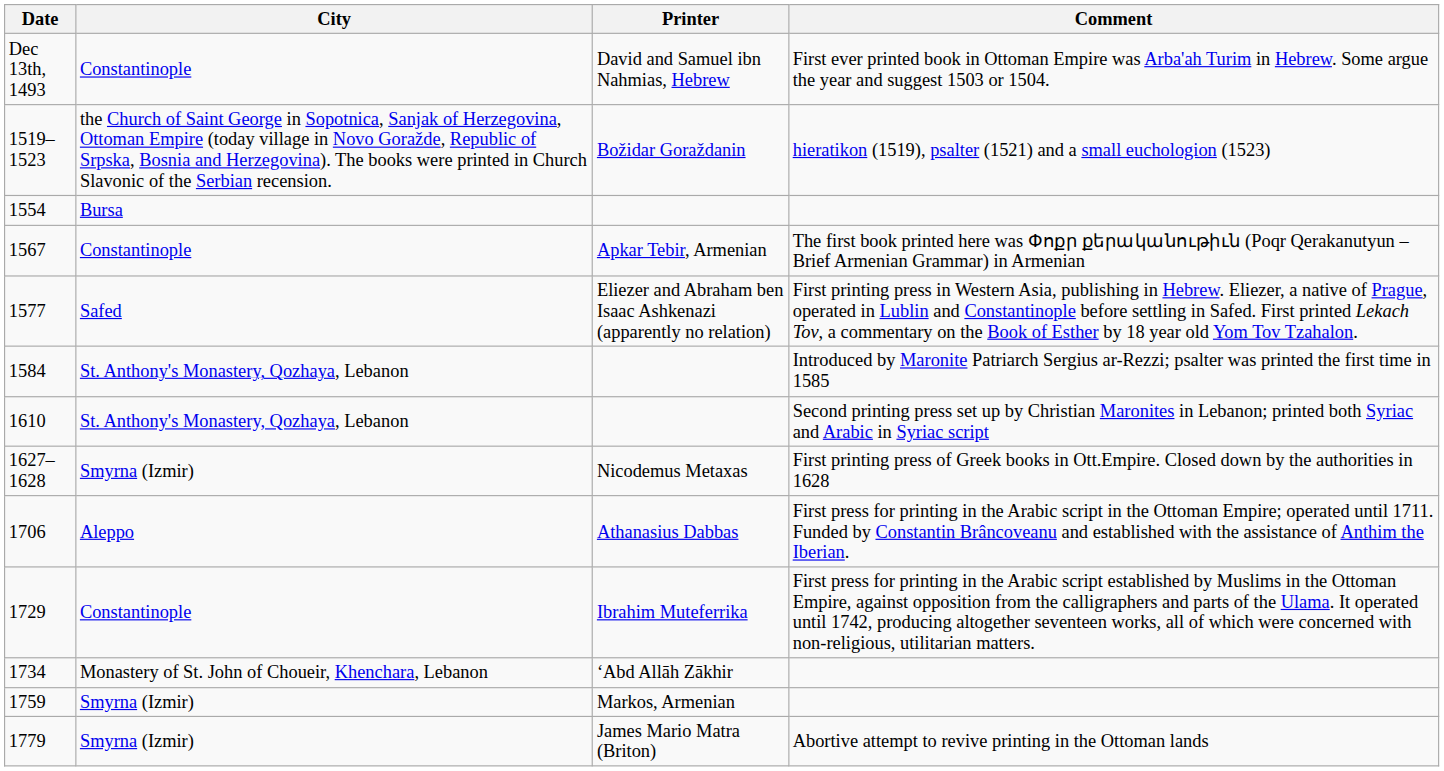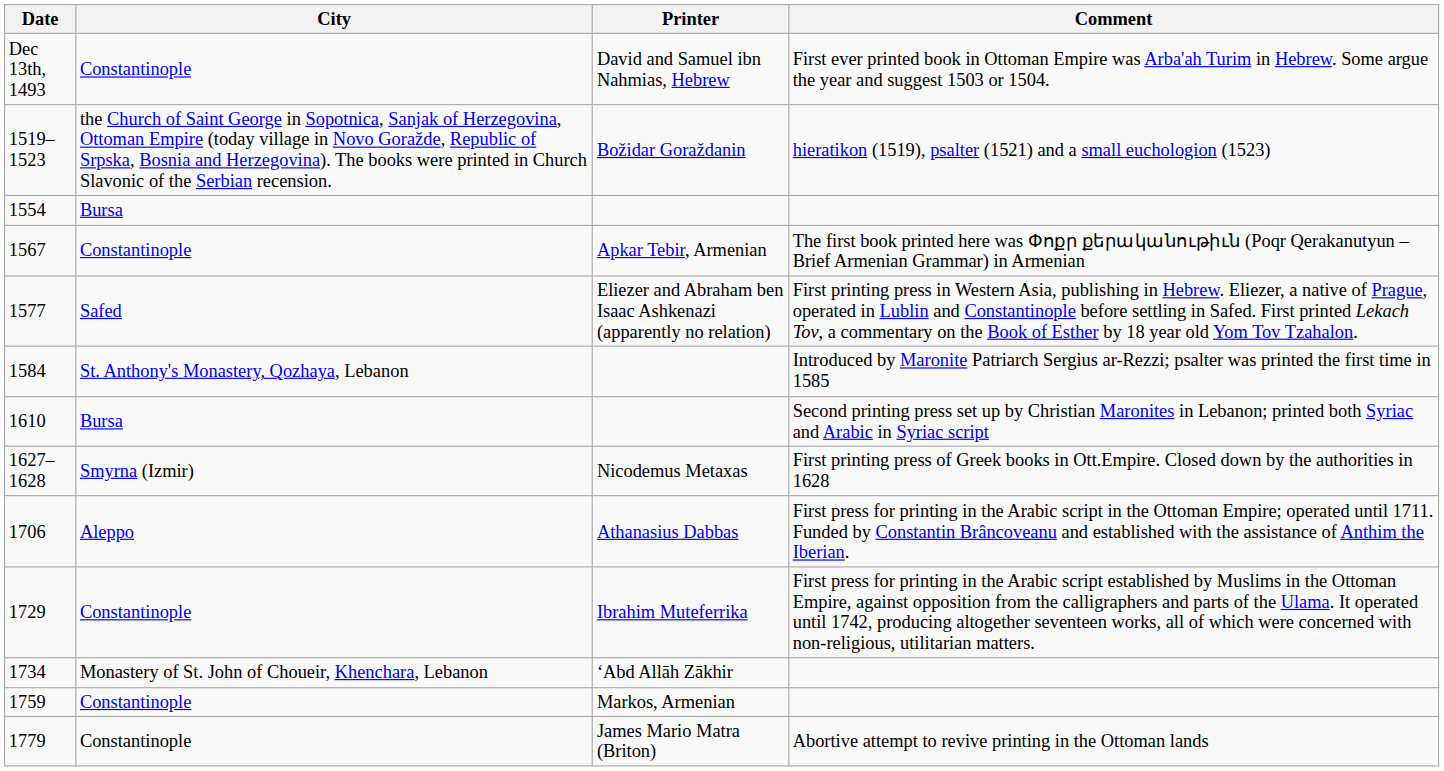(244, 421) St. Anthony's Monastery, Qozhaya, Lebanon -> (101, 421) Bursa
(137, 701) Smyrna (Izmir) -> (136, 701) Constantinople
(137, 741) Smyrna (Izmir) -> (136, 741) Constantinople
